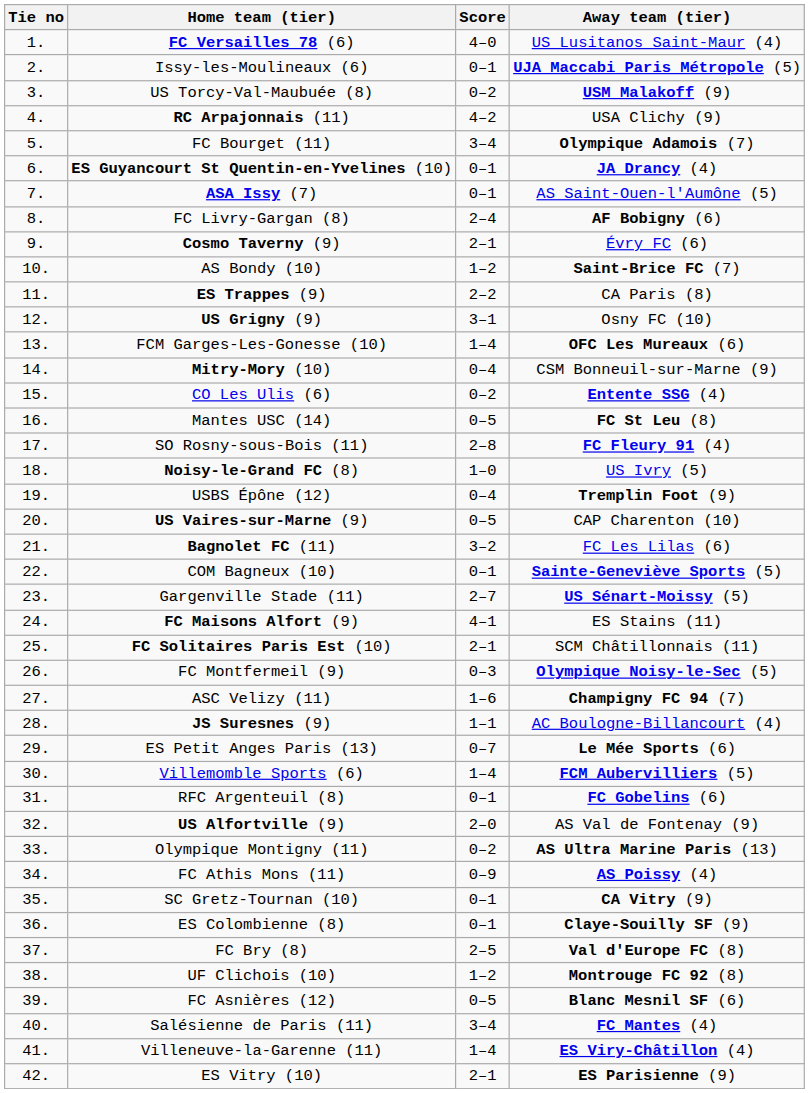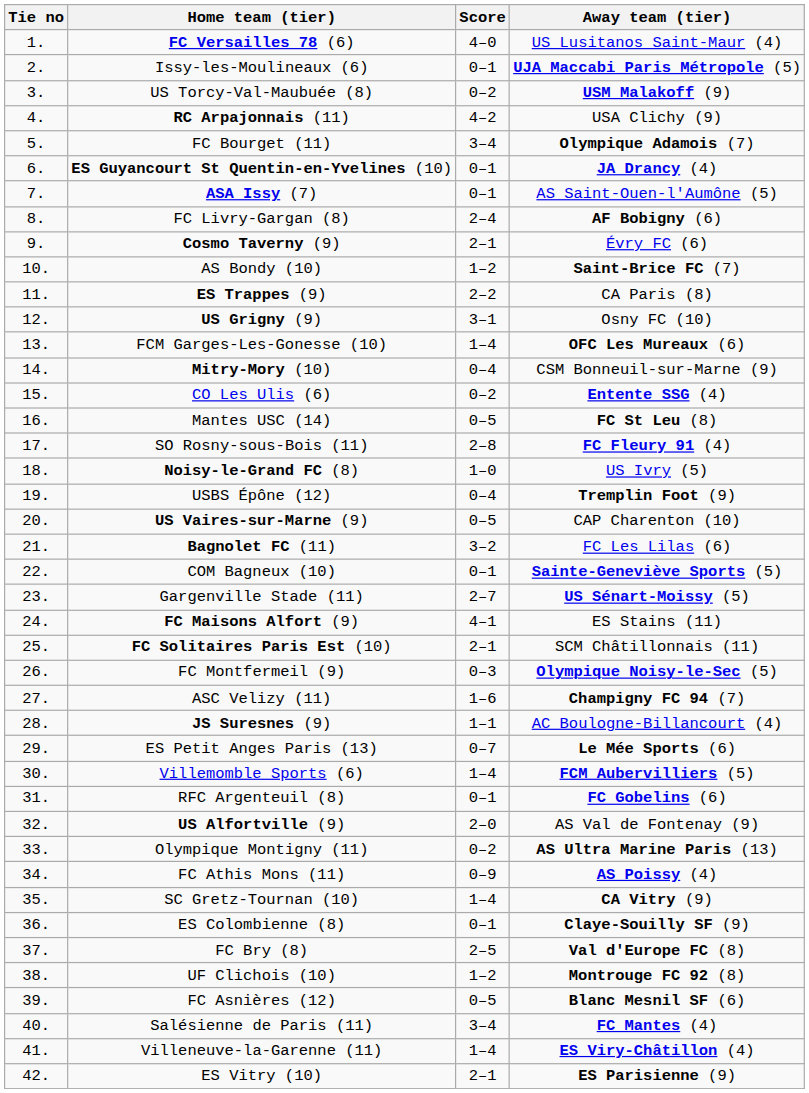(483, 900) 0–1 -> (483, 900) 1–4
